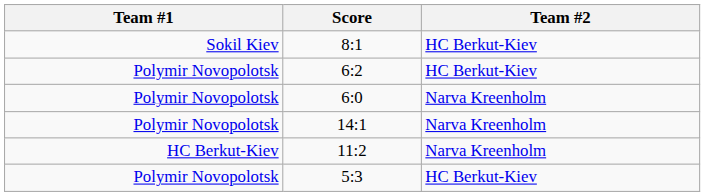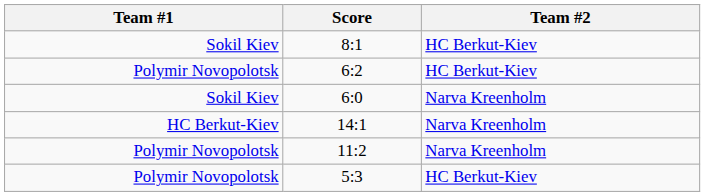(206, 97) Polymir Novopolotsk -> (242, 97) Sokil Kiev
(206, 124) Polymir Novopolotsk -> (223, 124) HC Berkut-Kiev
(223, 151) HC Berkut-Kiev -> (206, 151) Polymir Novopolotsk
